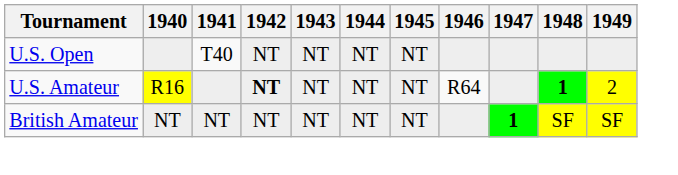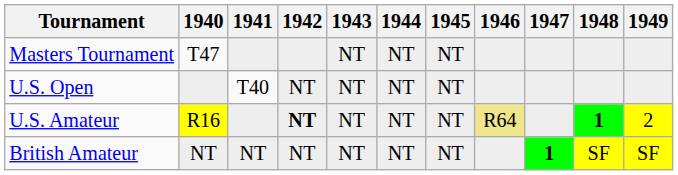+ row: (92, 54)
(464, 87) no background -> (500, 120) khaki background
